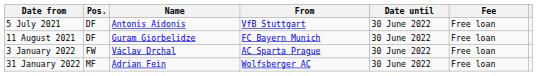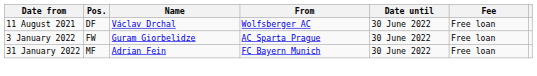- row: (33, 24)
(154, 38) Guram Giorbelidze -> (144, 24) Václav Drchal
(281, 38) FC Bayern Munich -> (276, 24) Wolfsberger AC
(144, 51) Václav Drchal -> (154, 38) Guram Giorbelidze
(276, 64) Wolfsberger AC -> (281, 51) FC Bayern Munich
